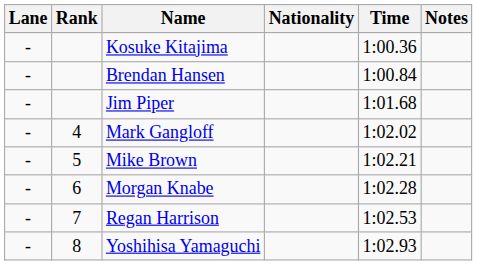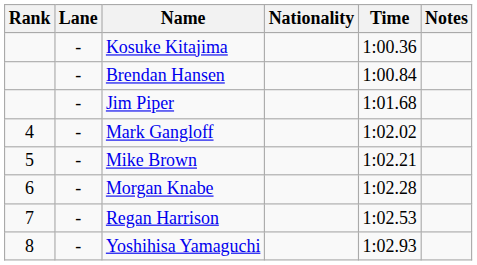columns swapped: (77, 18) <-> (28, 18)
